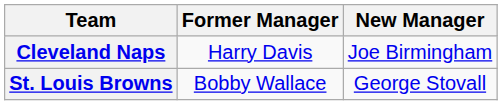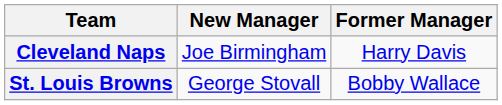columns swapped: (260, 20) <-> (420, 20)
